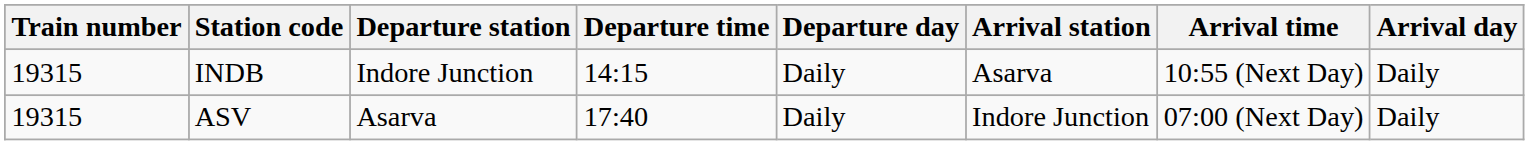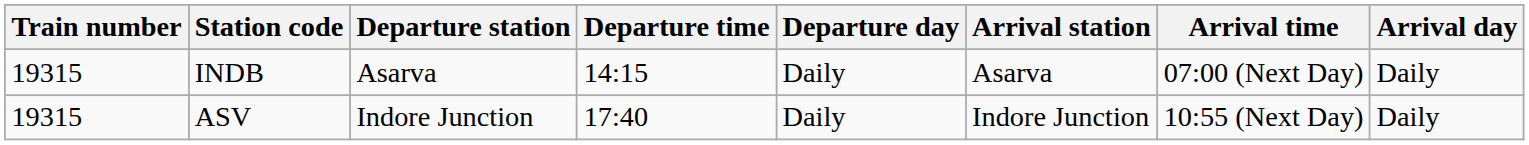(445, 71) Indore Junction -> (396, 71) Asarva
(1264, 71) 10:55 (Next Day) -> (1264, 71) 07:00 (Next Day)
(396, 116) Asarva -> (445, 116) Indore Junction
(1264, 116) 07:00 (Next Day) -> (1264, 116) 10:55 (Next Day)
